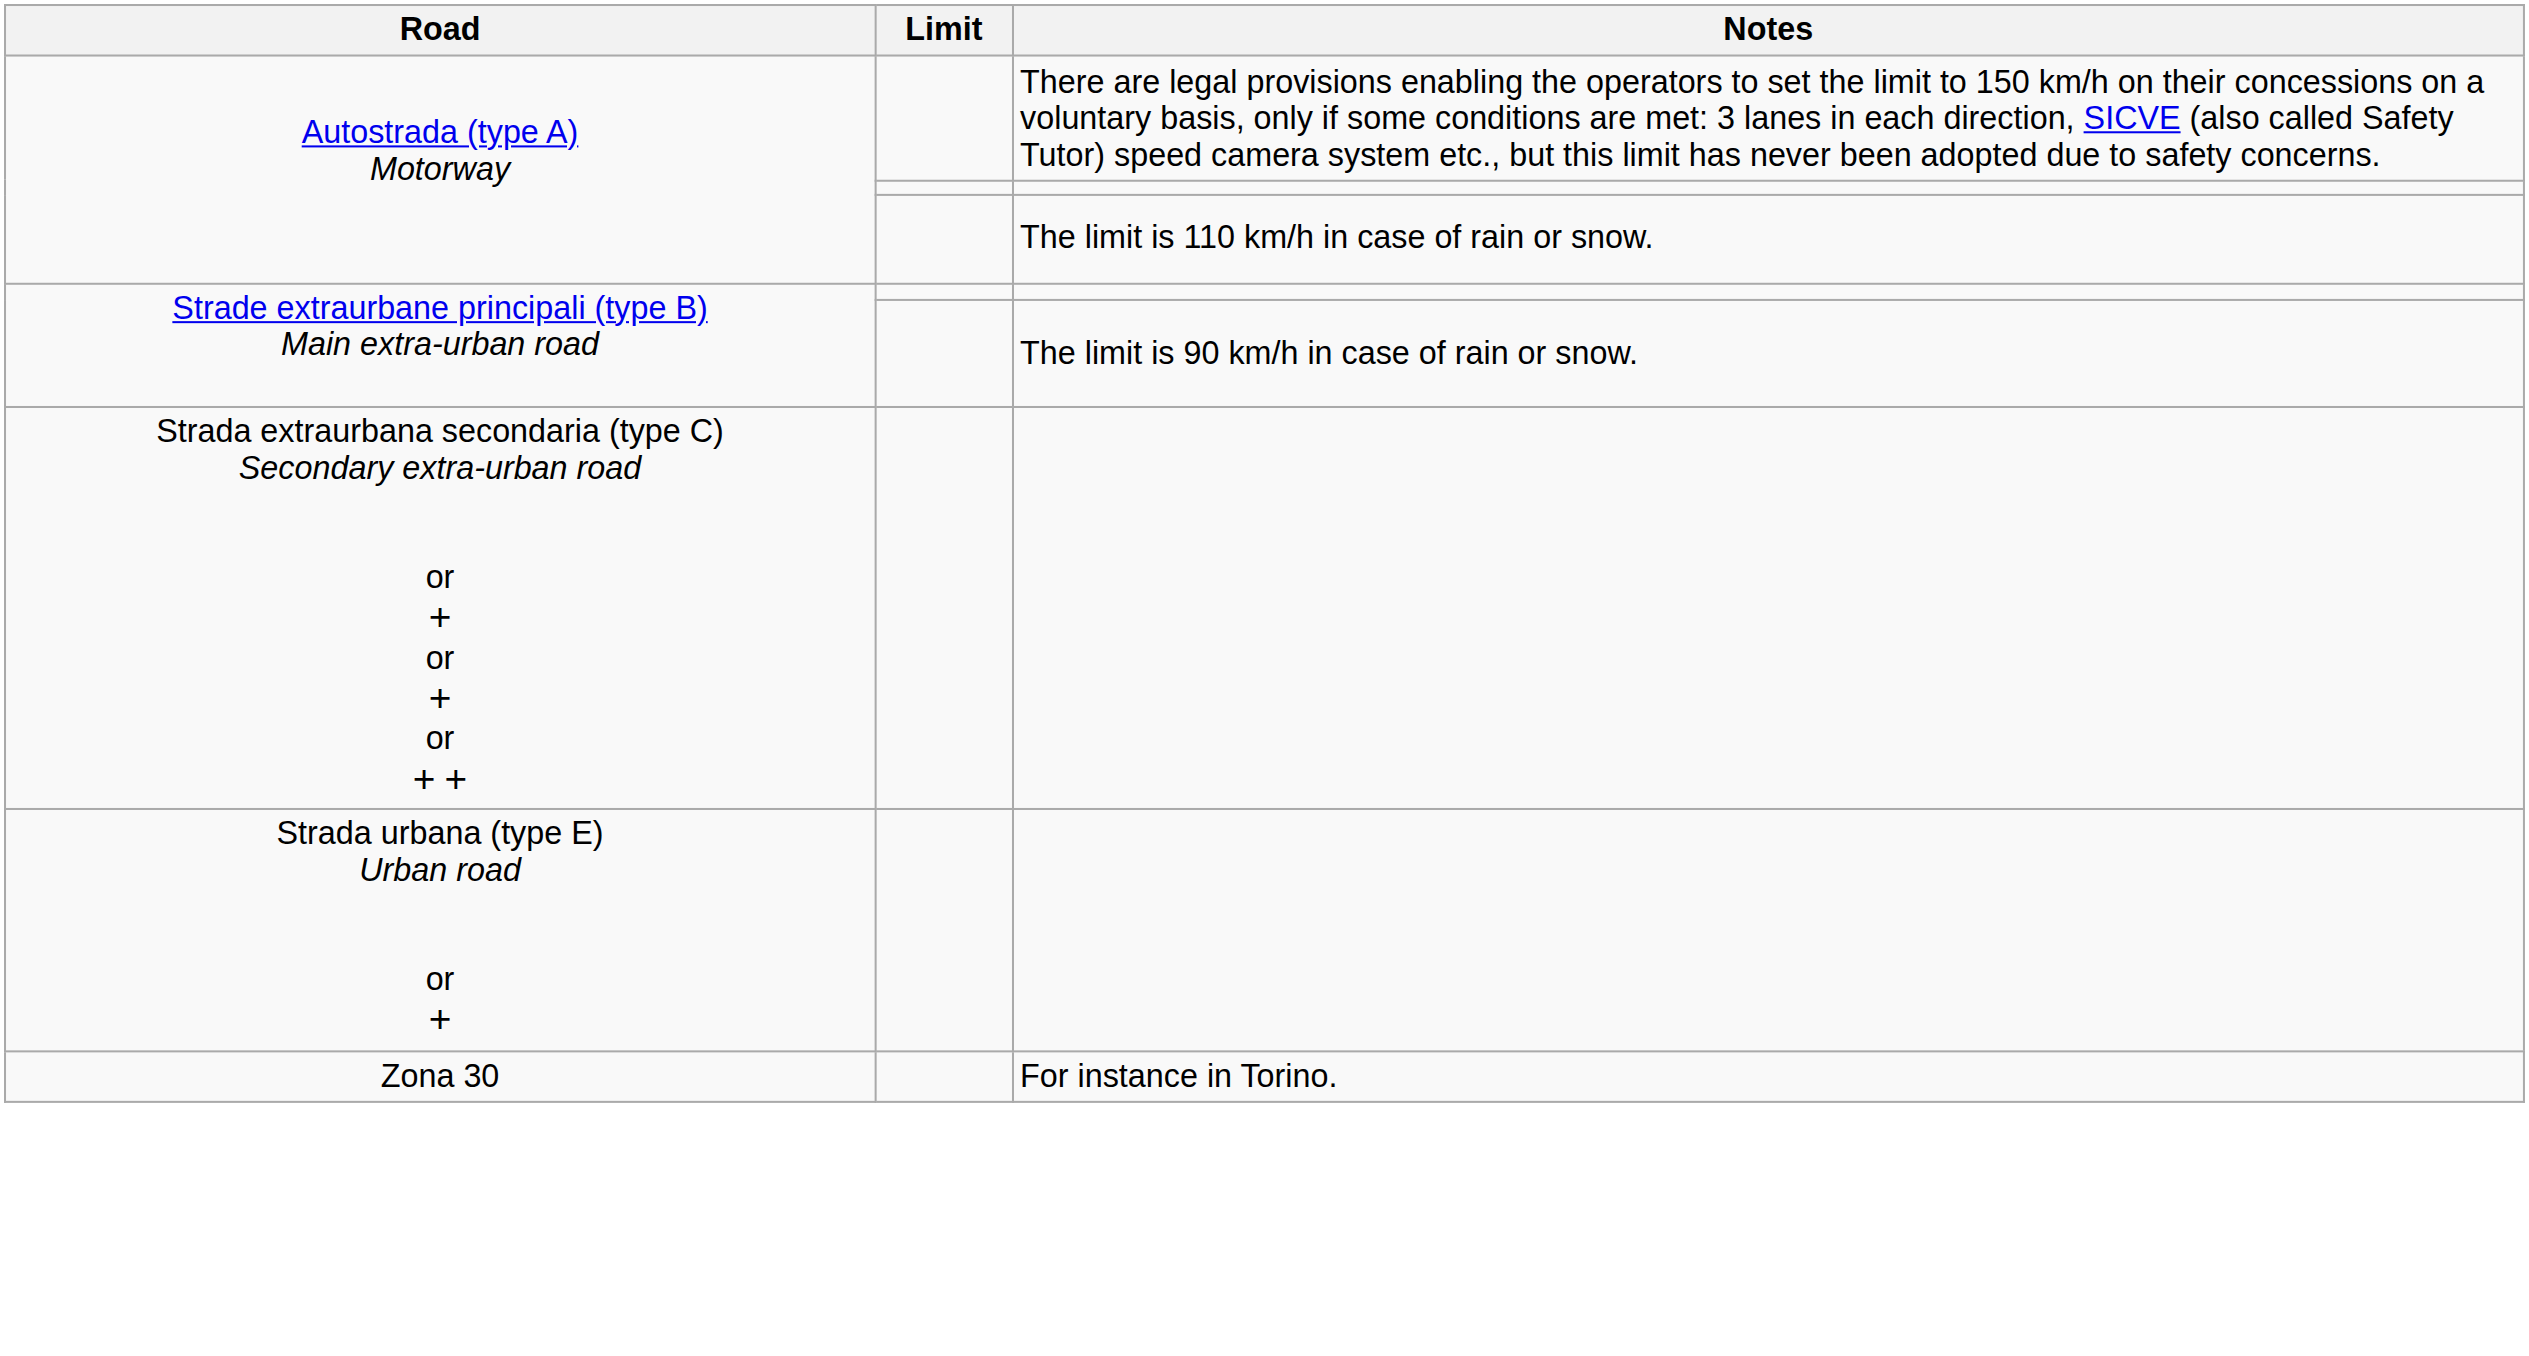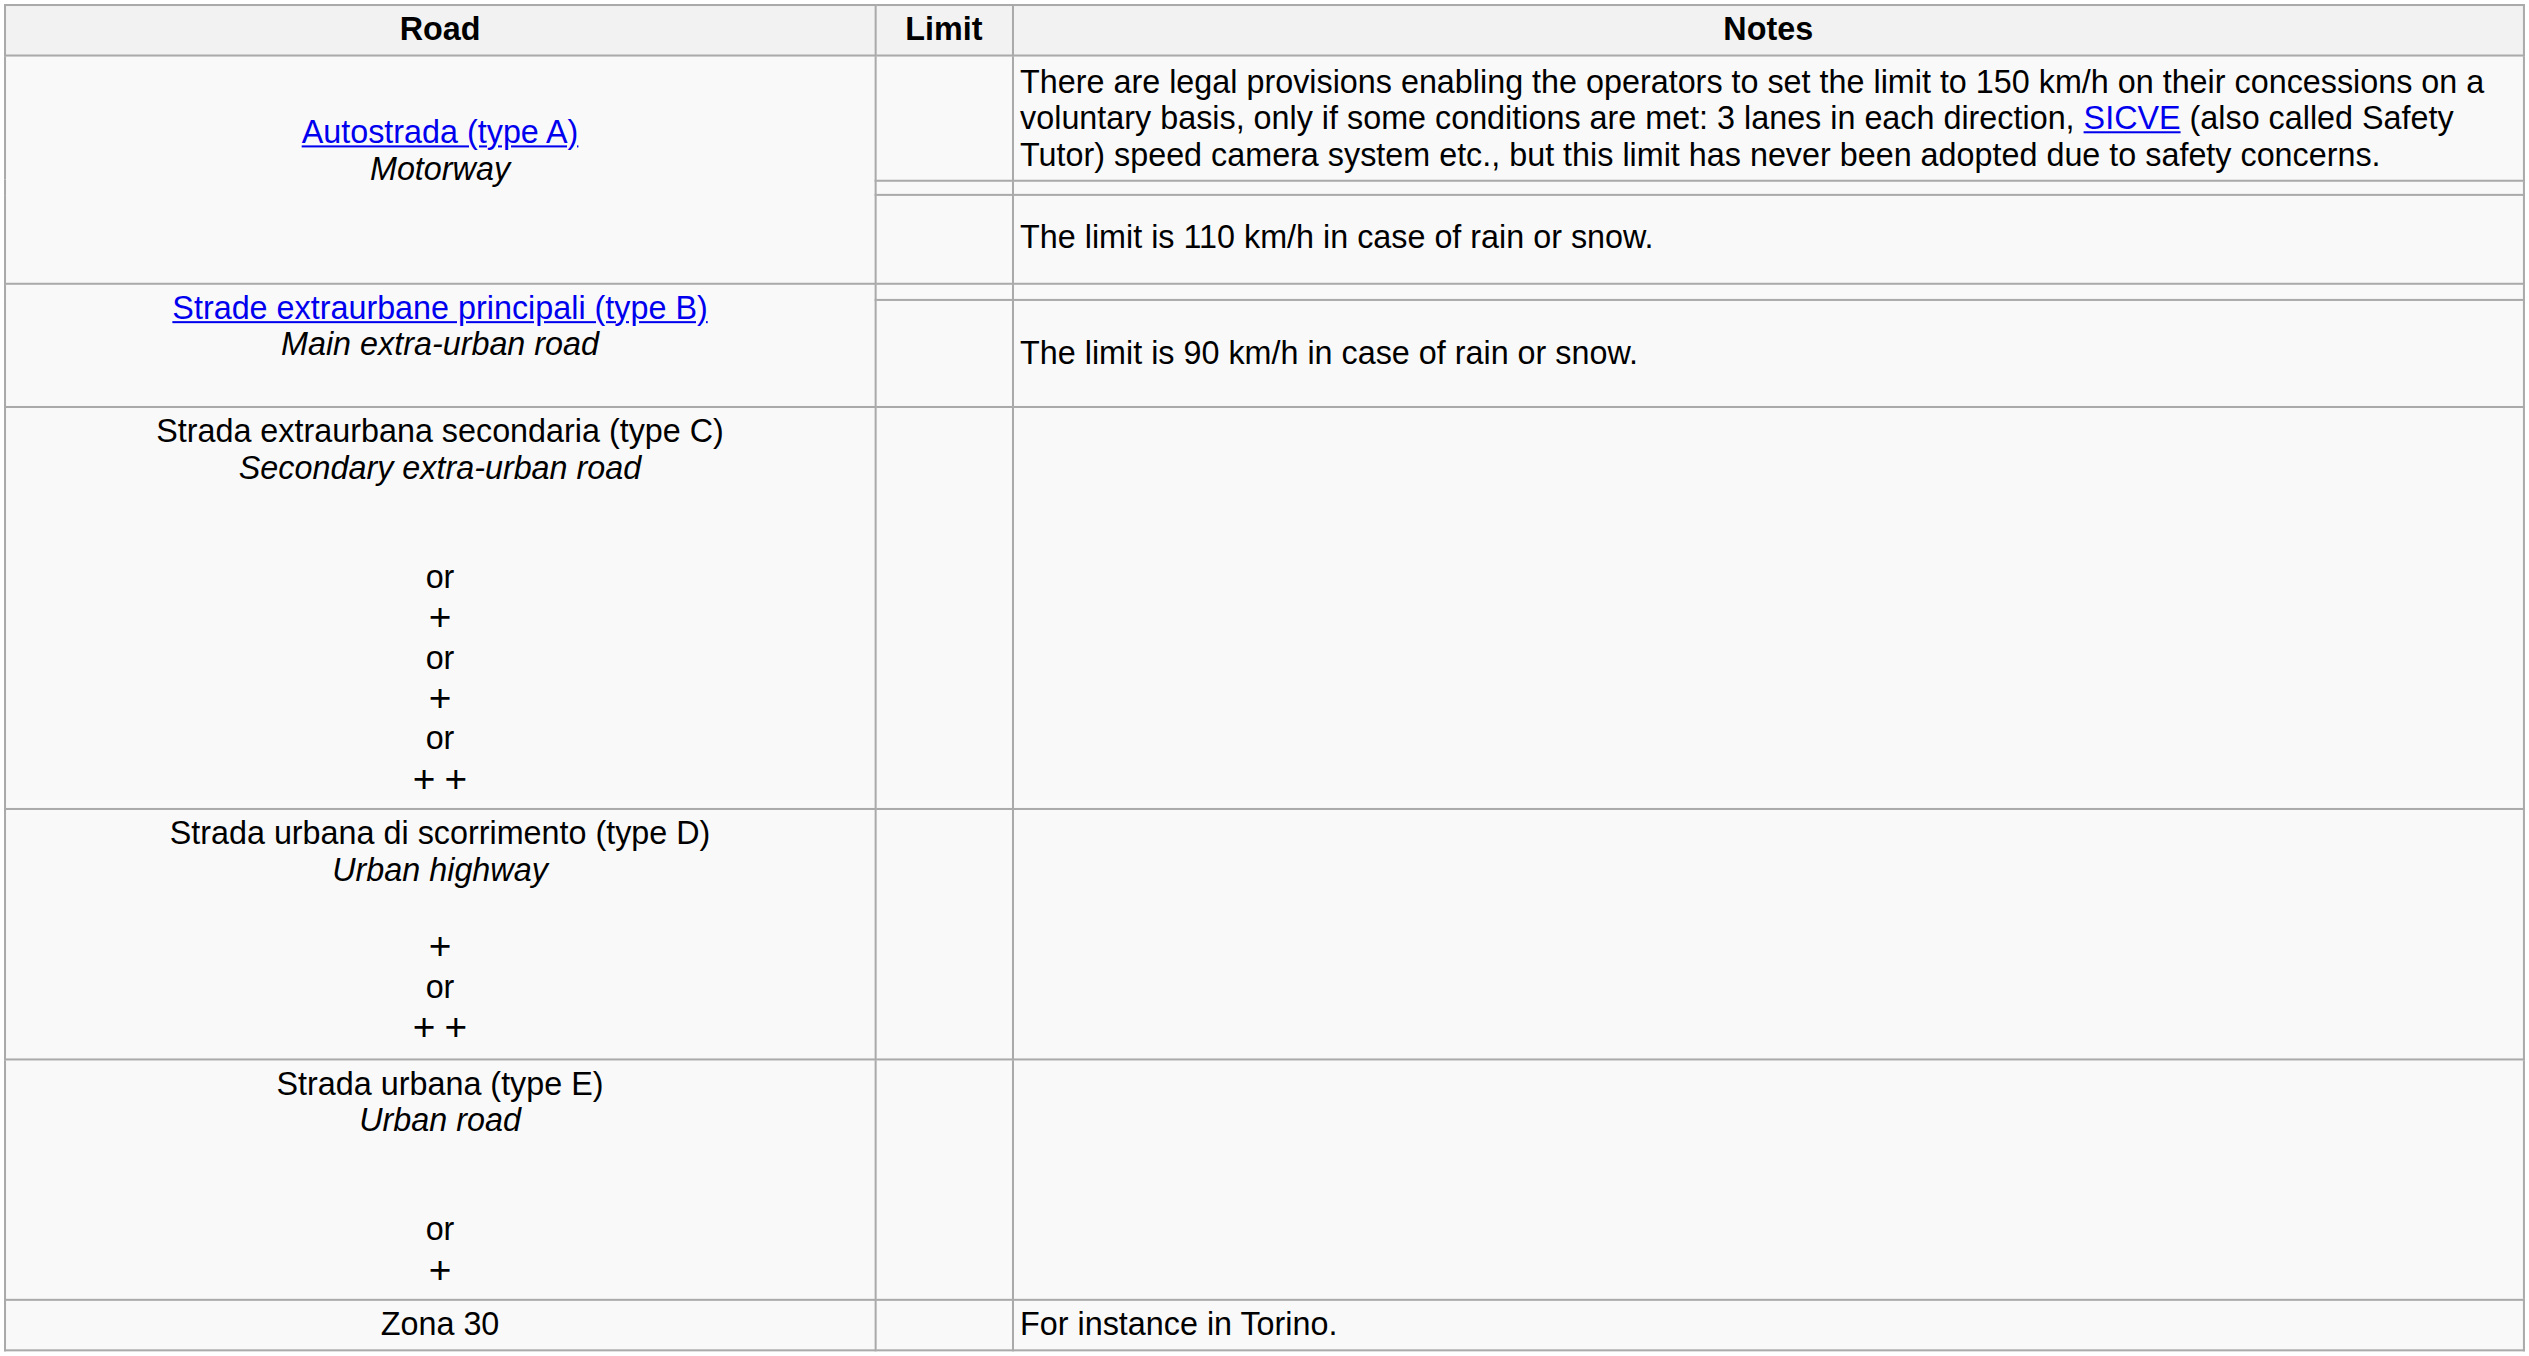+ row: (440, 933)
